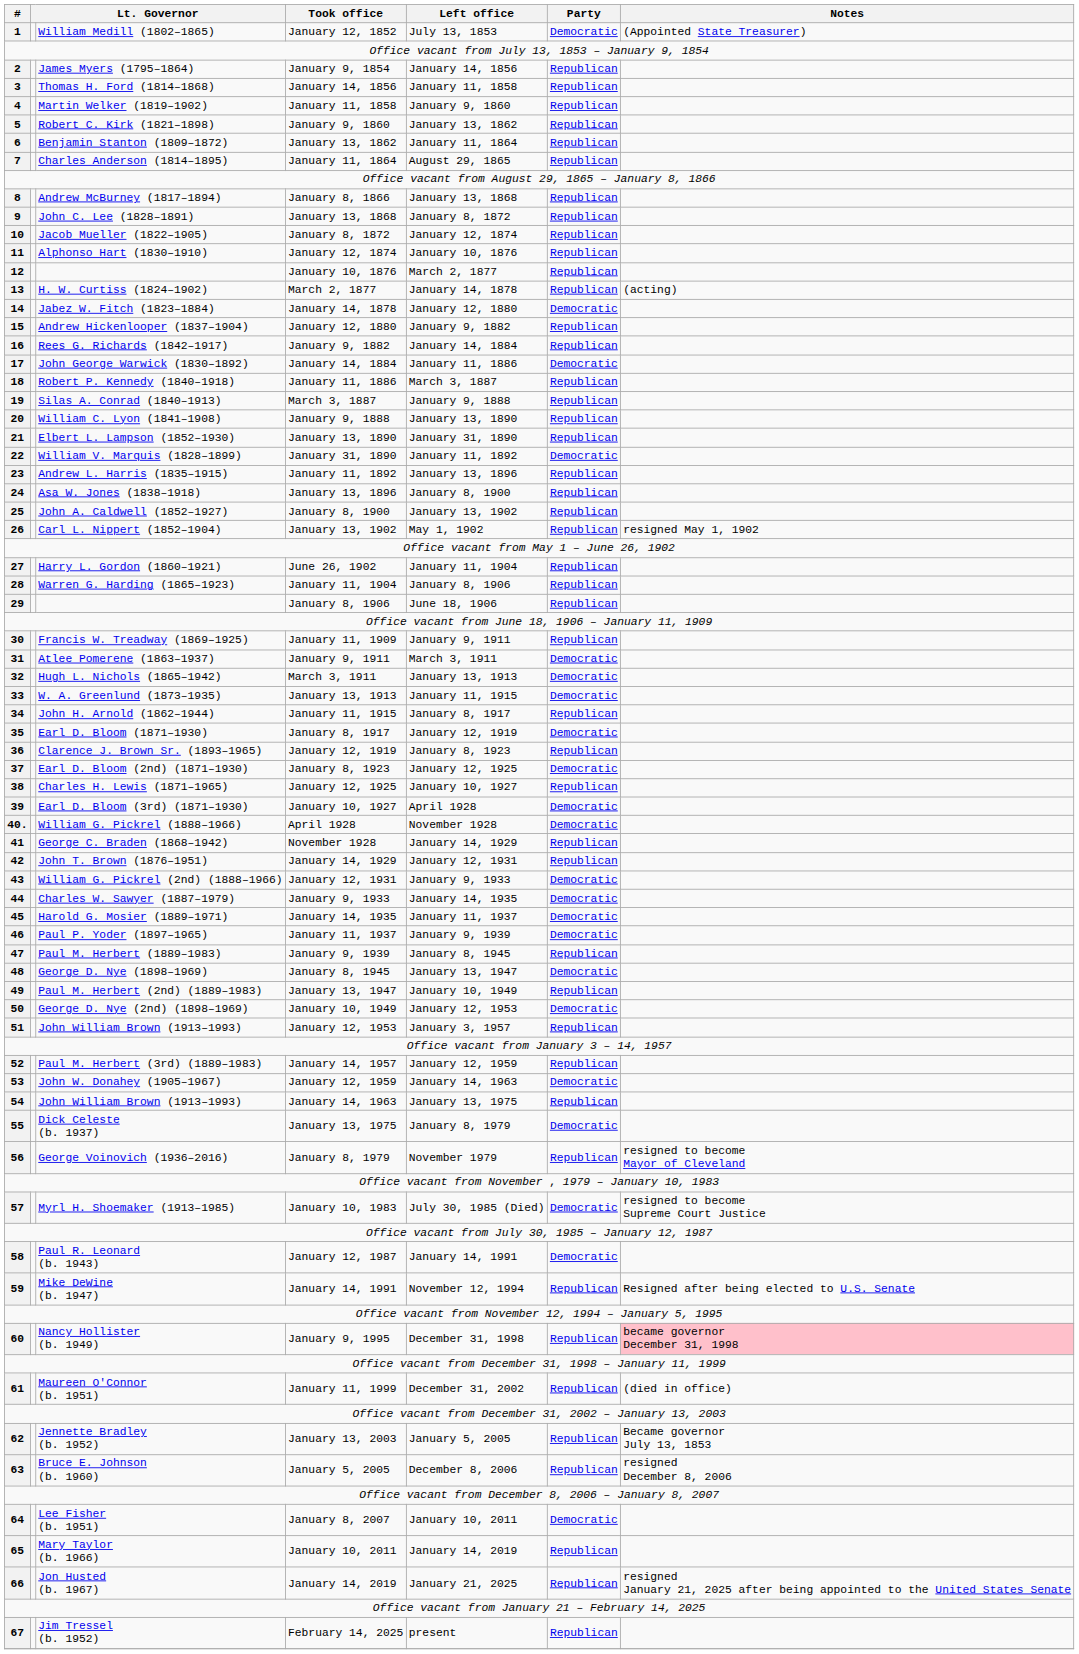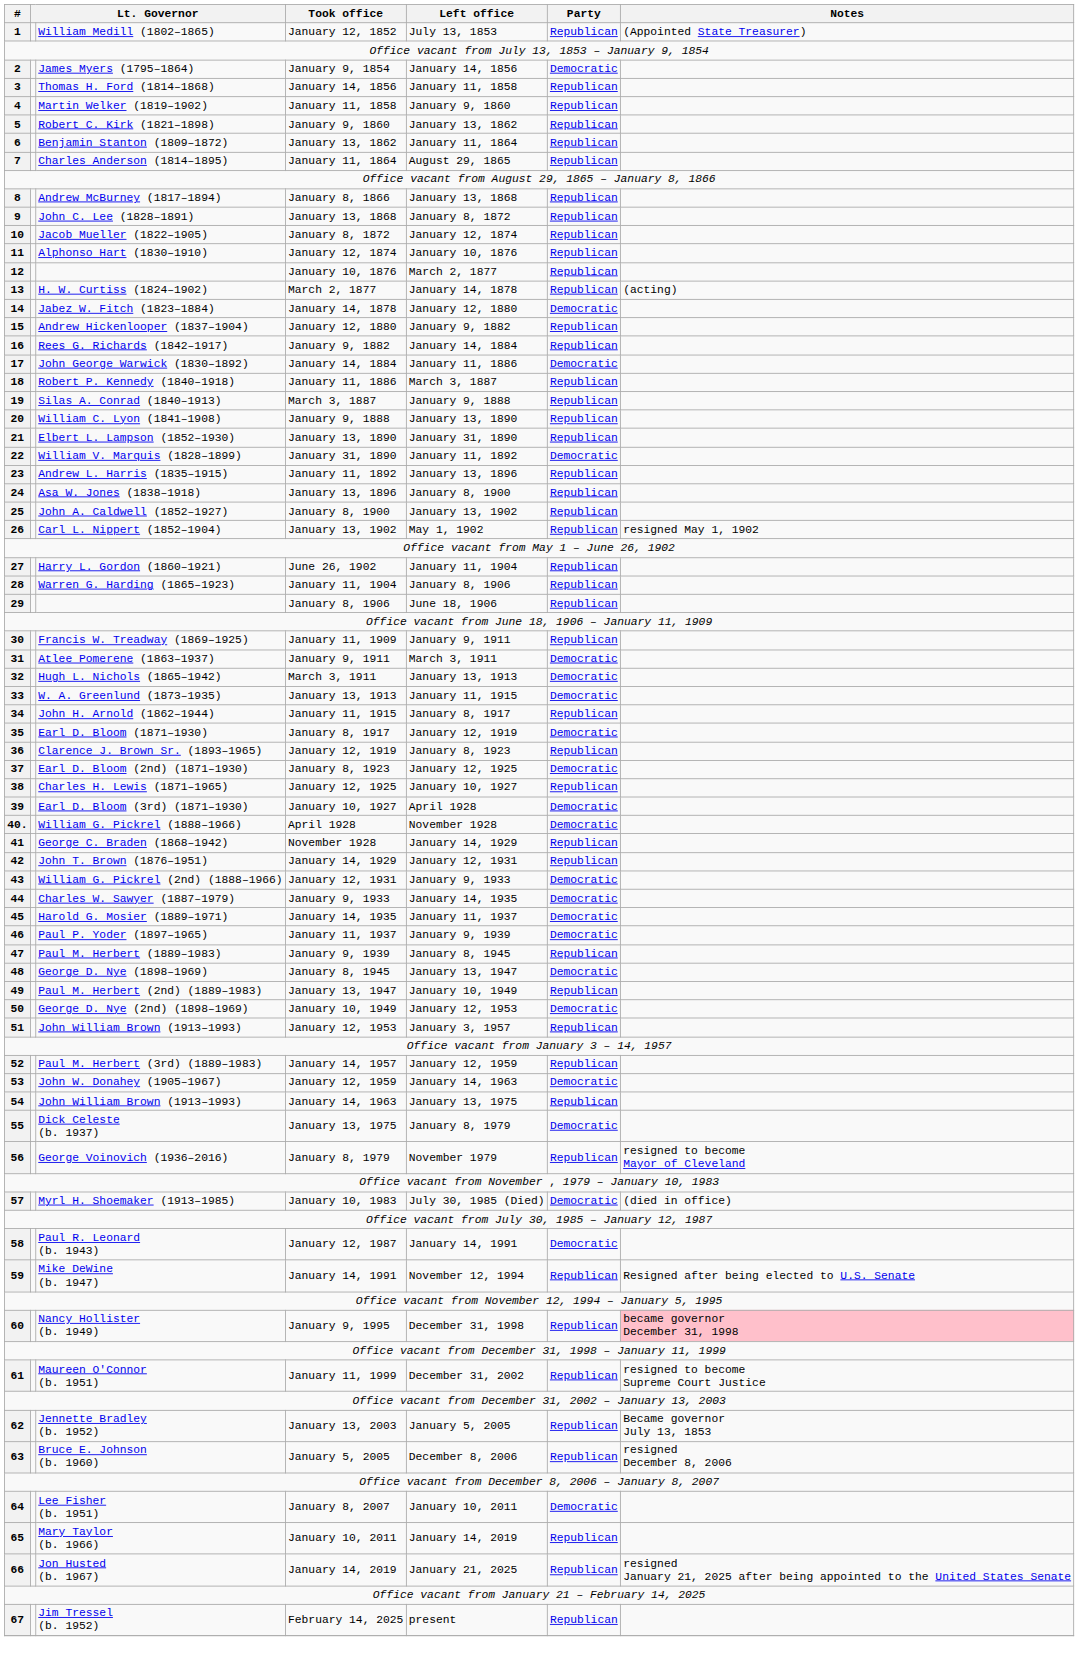(584, 32) Democratic -> (584, 32) Republican
(584, 69) Republican -> (584, 69) Democratic
(694, 1208) resigned to become Supreme Court Justice -> (677, 1201) (died in office)
(677, 1389) (died in office) -> (694, 1376) resigned to become Supreme Court Justice
